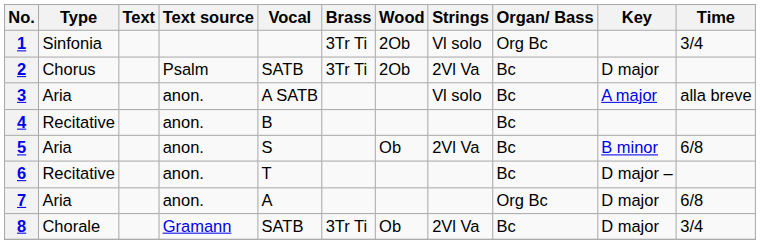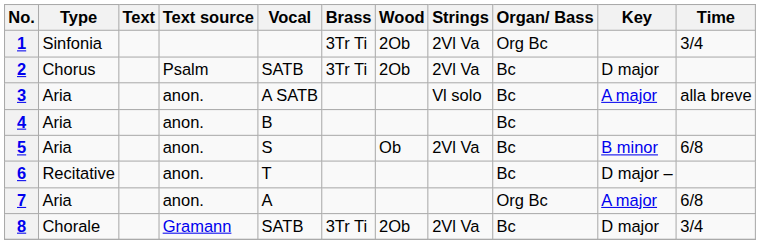(457, 43) Vl solo -> (456, 43) 2Vl Va
(79, 122) Recitative -> (57, 122) Aria
(630, 200) D major -> (629, 200) A major
(390, 226) Ob -> (395, 226) 2Ob
